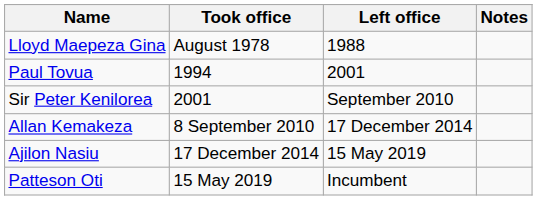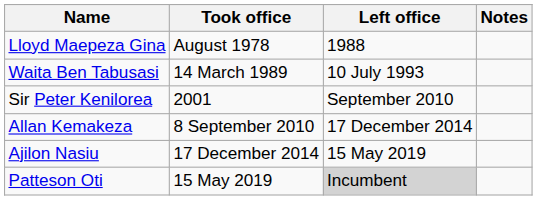+ row: (84, 72)
- row: (51, 72)
(367, 180) no background -> (367, 180) lightgrey background
